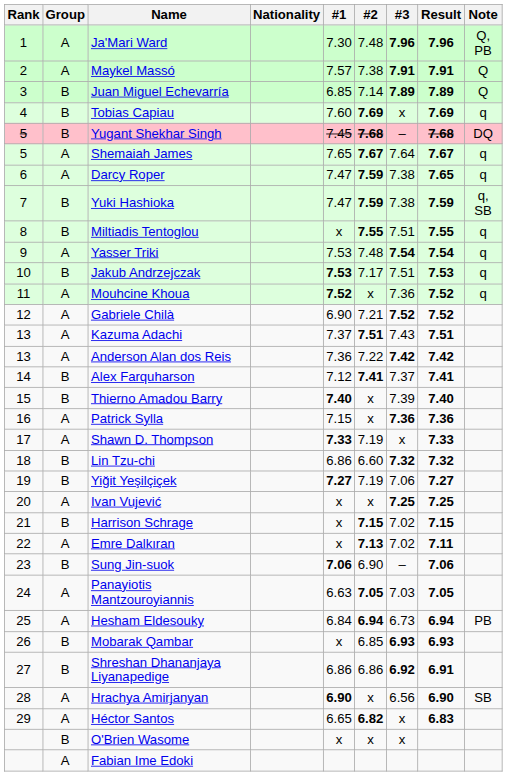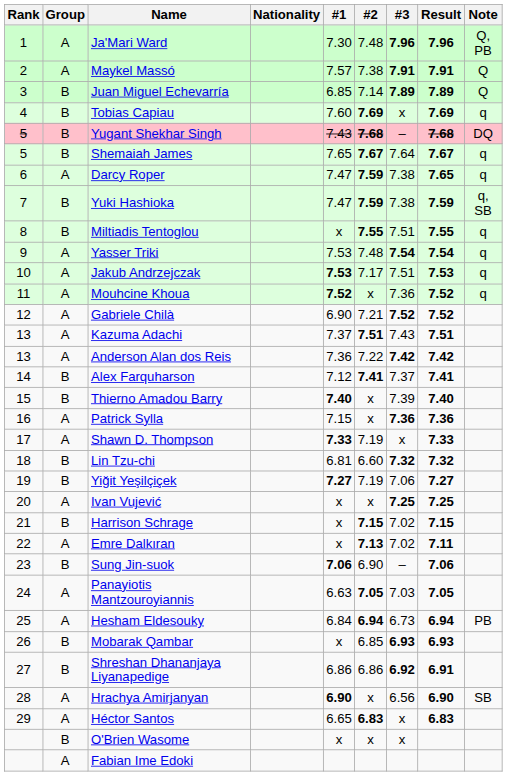(339, 133) 7.45 -> (339, 133) 7.43
(65, 154) A -> (65, 154) B
(65, 273) B -> (65, 273) A
(339, 460) 6.86 -> (339, 460) 6.81
(371, 718) 6.82 -> (371, 718) 6.83
